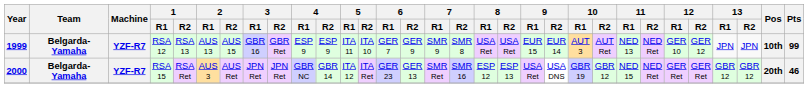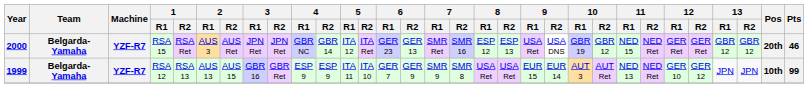rows swapped: (17, 46) <-> (17, 71)
